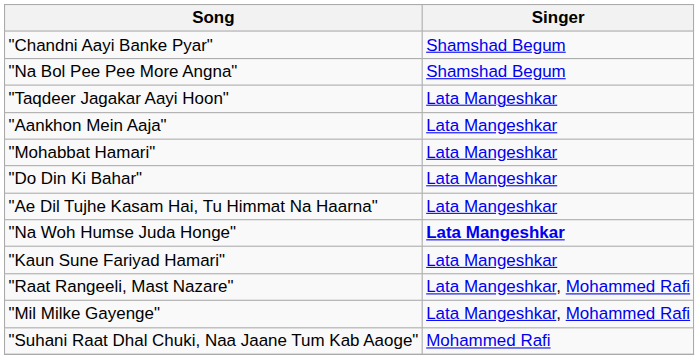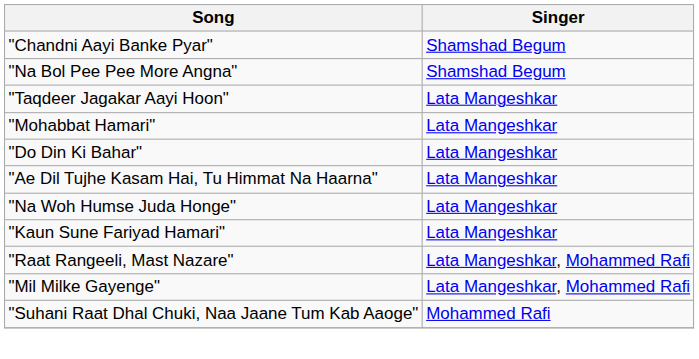- row: (88, 125)
(495, 233) bold -> (492, 206) normal
